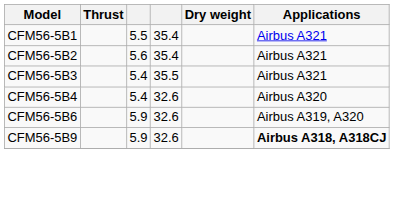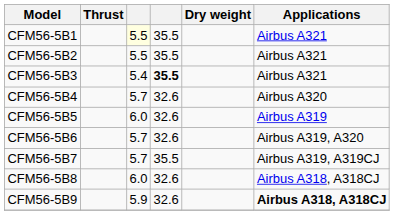(139, 35) no background -> (139, 35) lightyellow background
(166, 35) 35.4 -> (166, 35) 35.5
(139, 55) 5.6 -> (139, 55) 5.5
(166, 55) 35.4 -> (166, 55) 35.5
(166, 76) normal -> (166, 76) bold
(139, 96) 5.4 -> (139, 96) 5.7
+ row: (42, 117)
(139, 117) 5.9 -> (139, 138) 5.7
+ row: (42, 158)
+ row: (42, 179)
